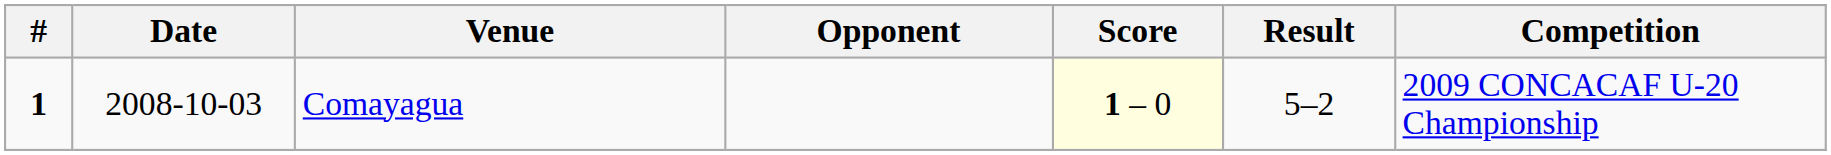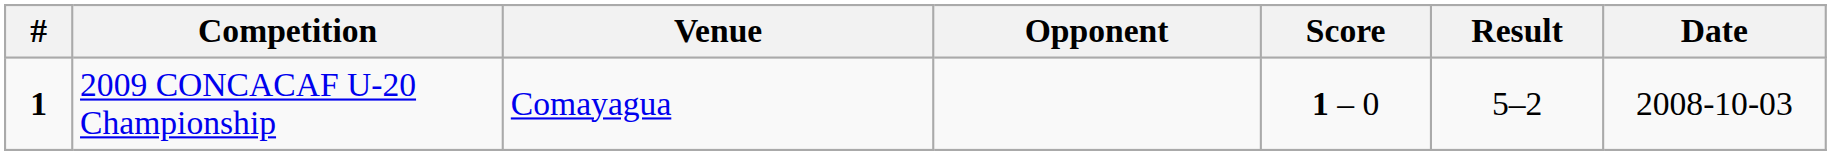columns swapped: (184, 31) <-> (1610, 31)
(1138, 103) lightyellow background -> (1346, 103) no background
